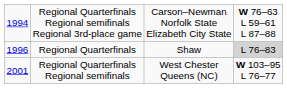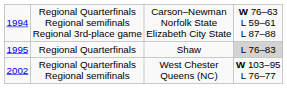(17, 49) 1996 -> (17, 49) 1995
(17, 70) 2001 -> (17, 70) 2002
